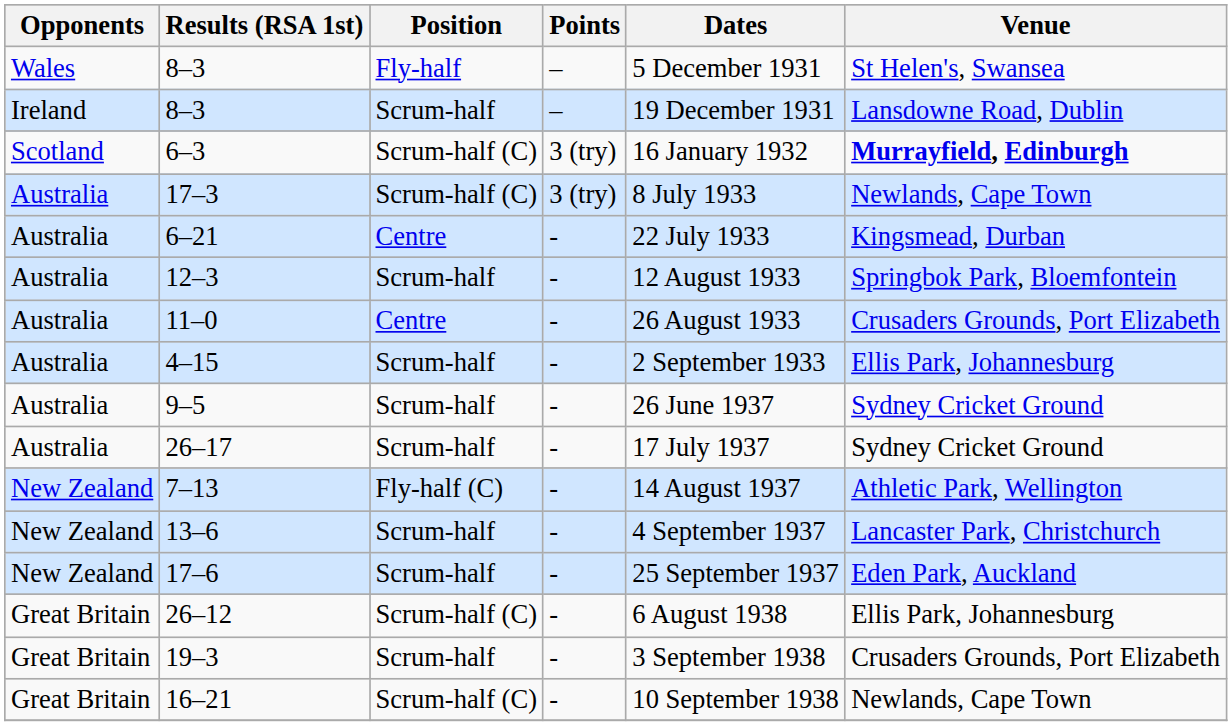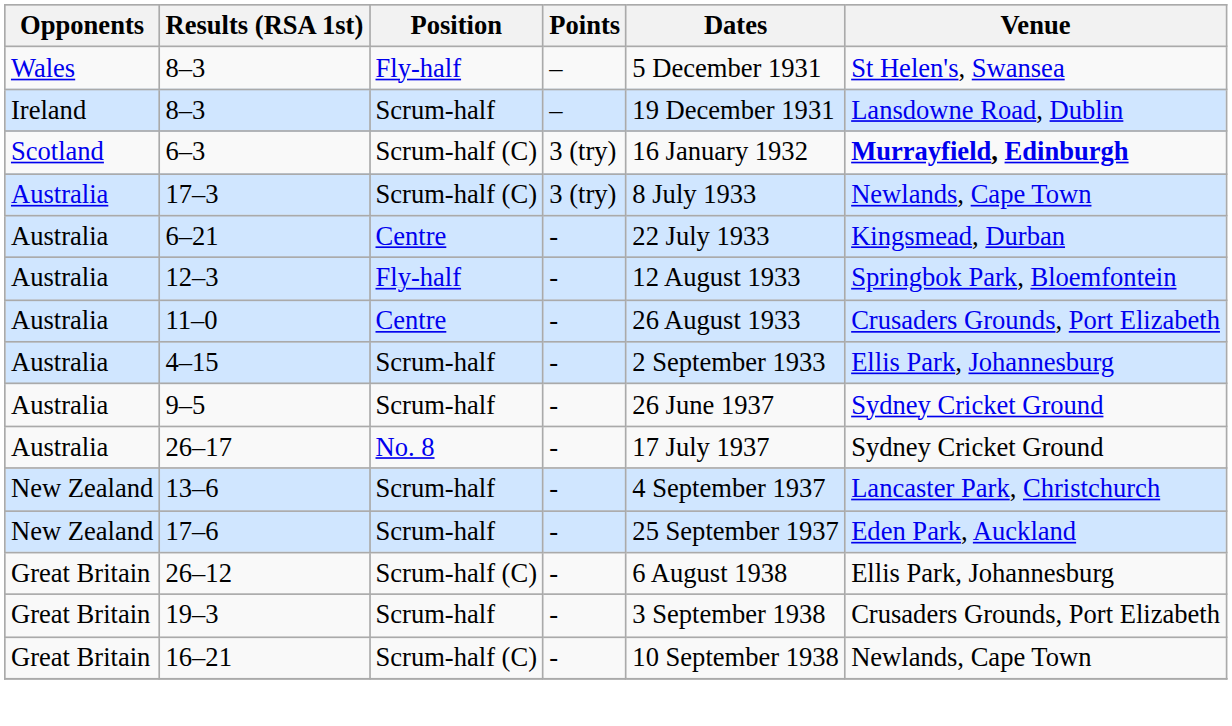(435, 278) Scrum-half -> (418, 278) Fly-half
(435, 446) Scrum-half -> (405, 446) No. 8
- row: (82, 488)
